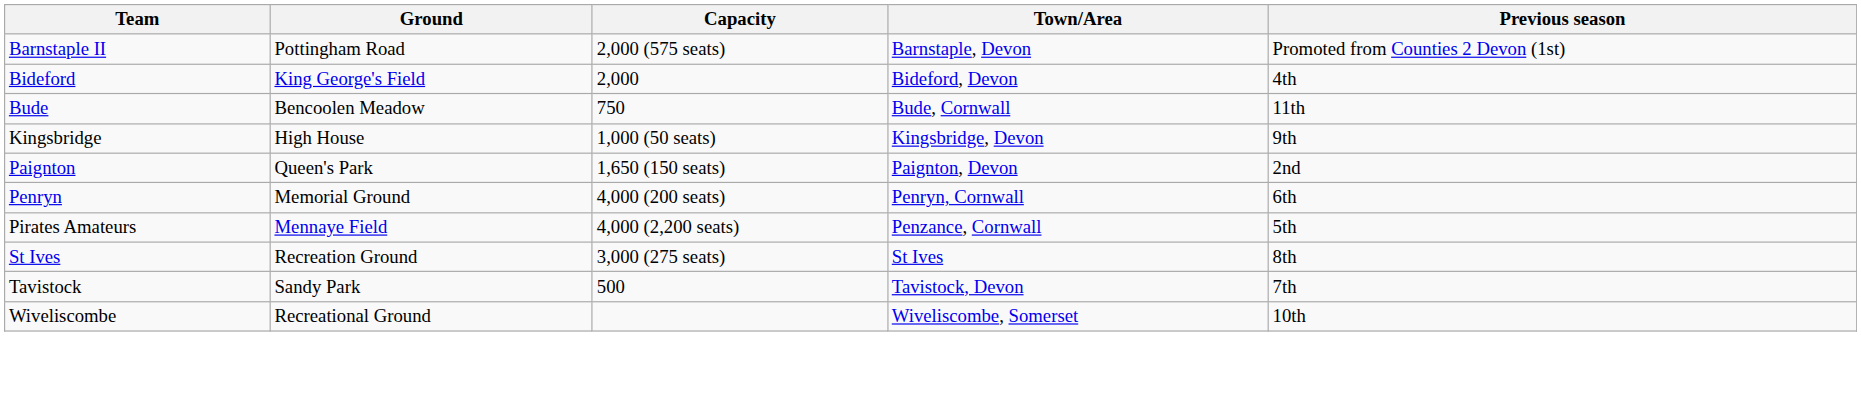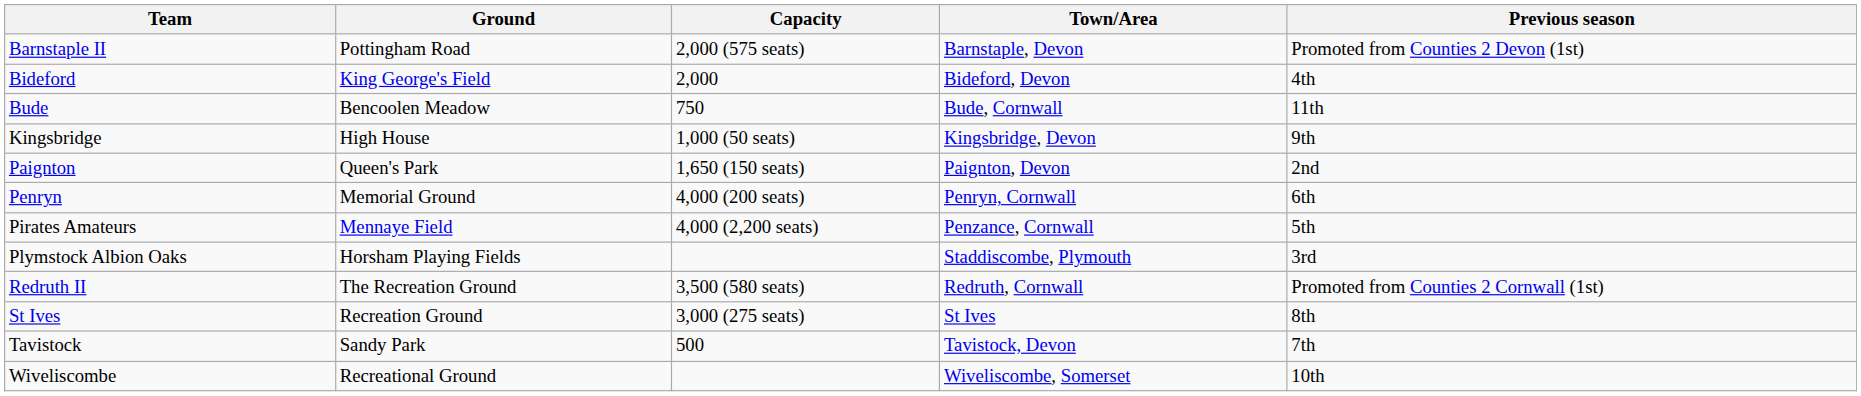+ row: (98, 256)
+ row: (48, 286)
